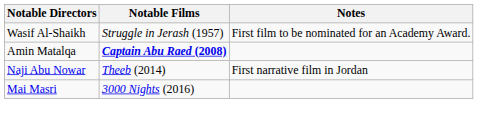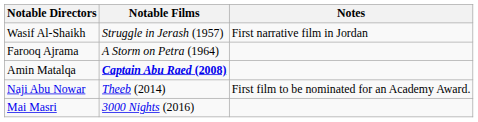(351, 32) First film to be nominated for an Academy Award. -> (300, 32) First narrative film in Jordan
+ row: (43, 51)
(300, 70) First narrative film in Jordan -> (351, 88) First film to be nominated for an Academy Award.
